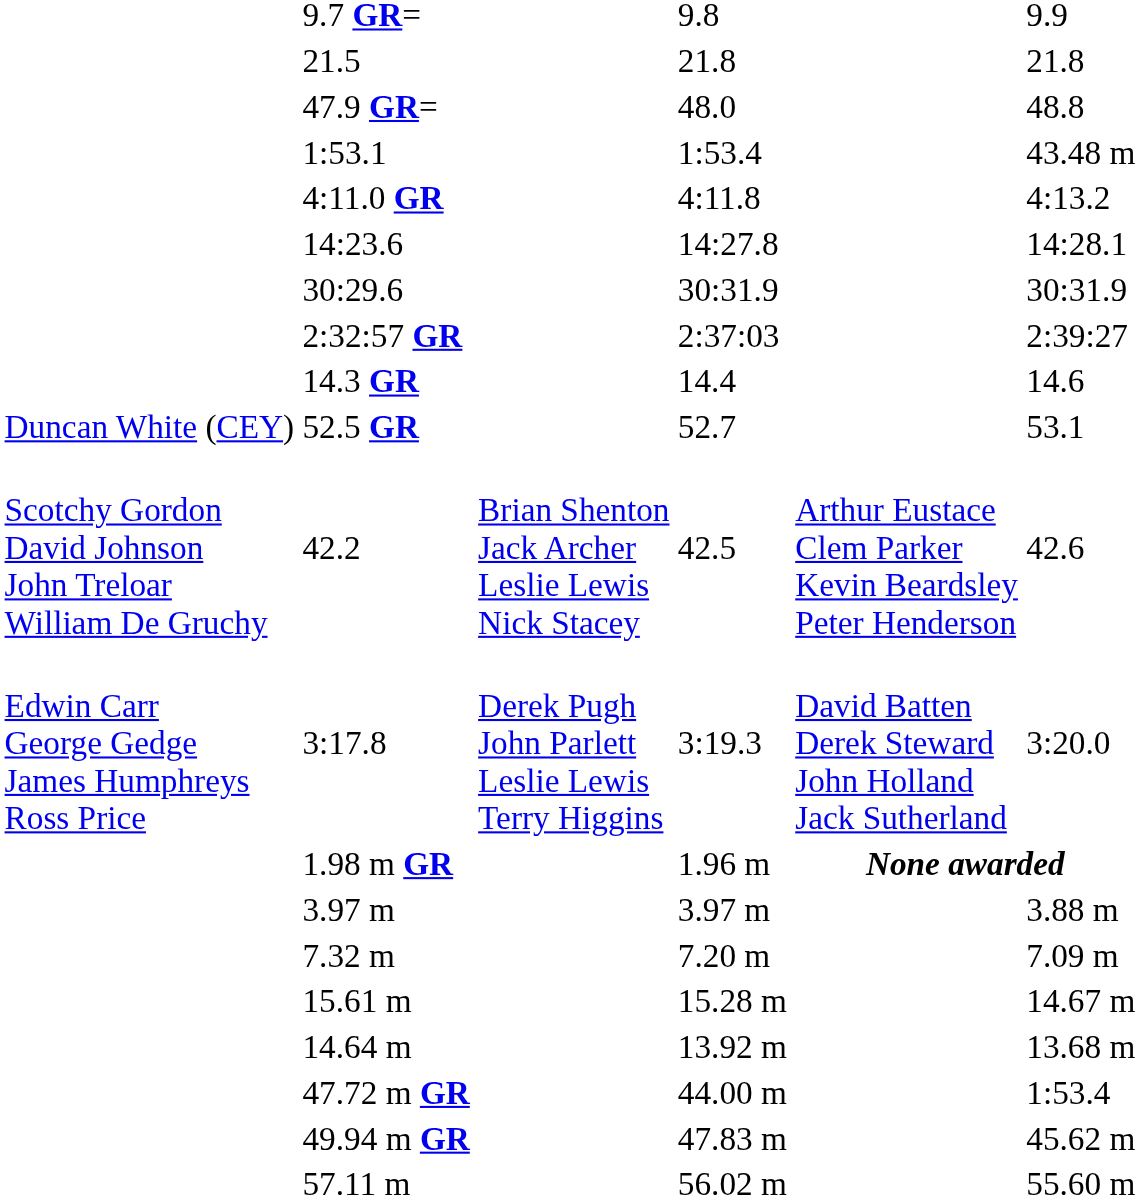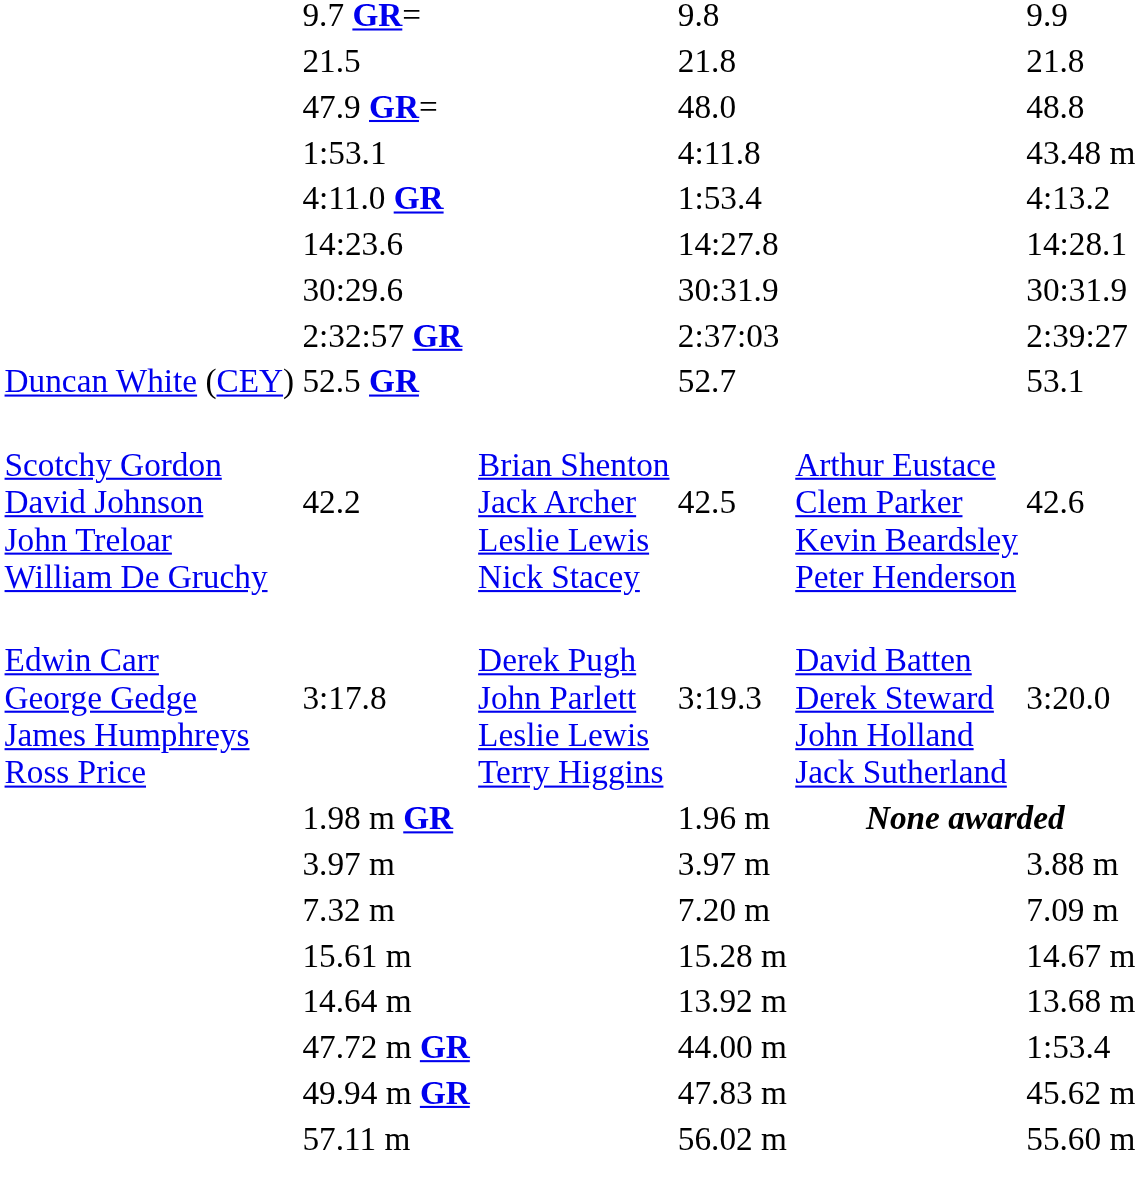(720, 152) 1:53.4 -> (719, 152) 4:11.8
(719, 198) 4:11.8 -> (720, 198) 1:53.4
- row: (361, 381)
